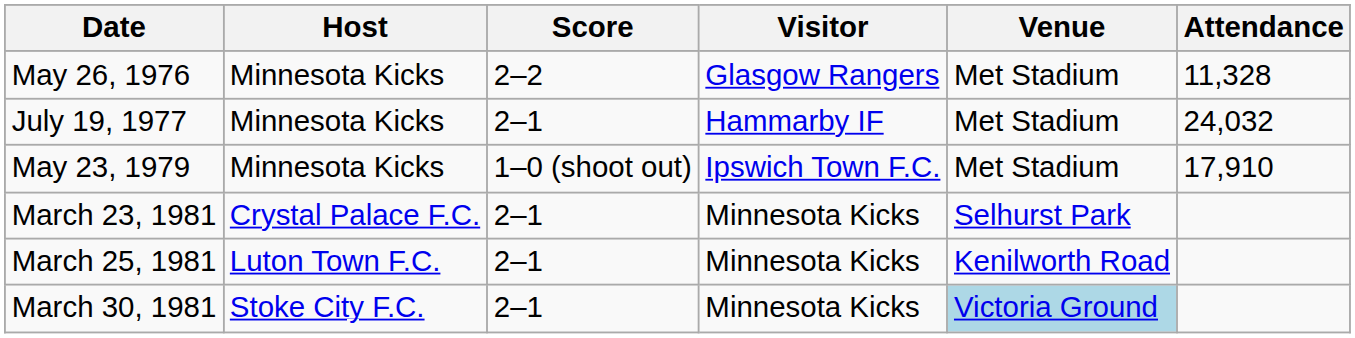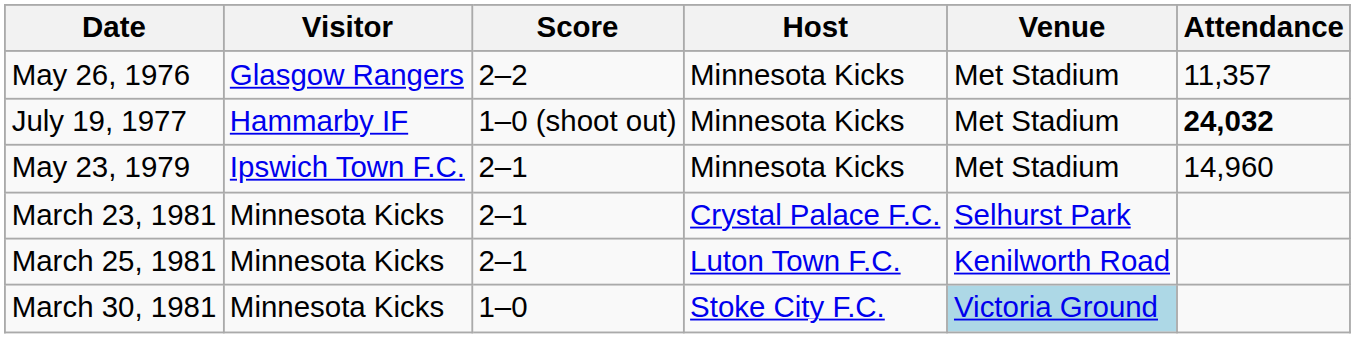columns swapped: (823, 27) <-> (355, 27)
(1228, 74) 11,328 -> (1228, 74) 11,357
(518, 121) 2–1 -> (578, 121) 1–0 (shoot out)
(1229, 121) normal -> (1229, 121) bold
(593, 167) 1–0 (shoot out) -> (503, 167) 2–1
(1229, 167) 17,910 -> (1229, 167) 14,960
(518, 307) 2–1 -> (503, 307) 1–0
